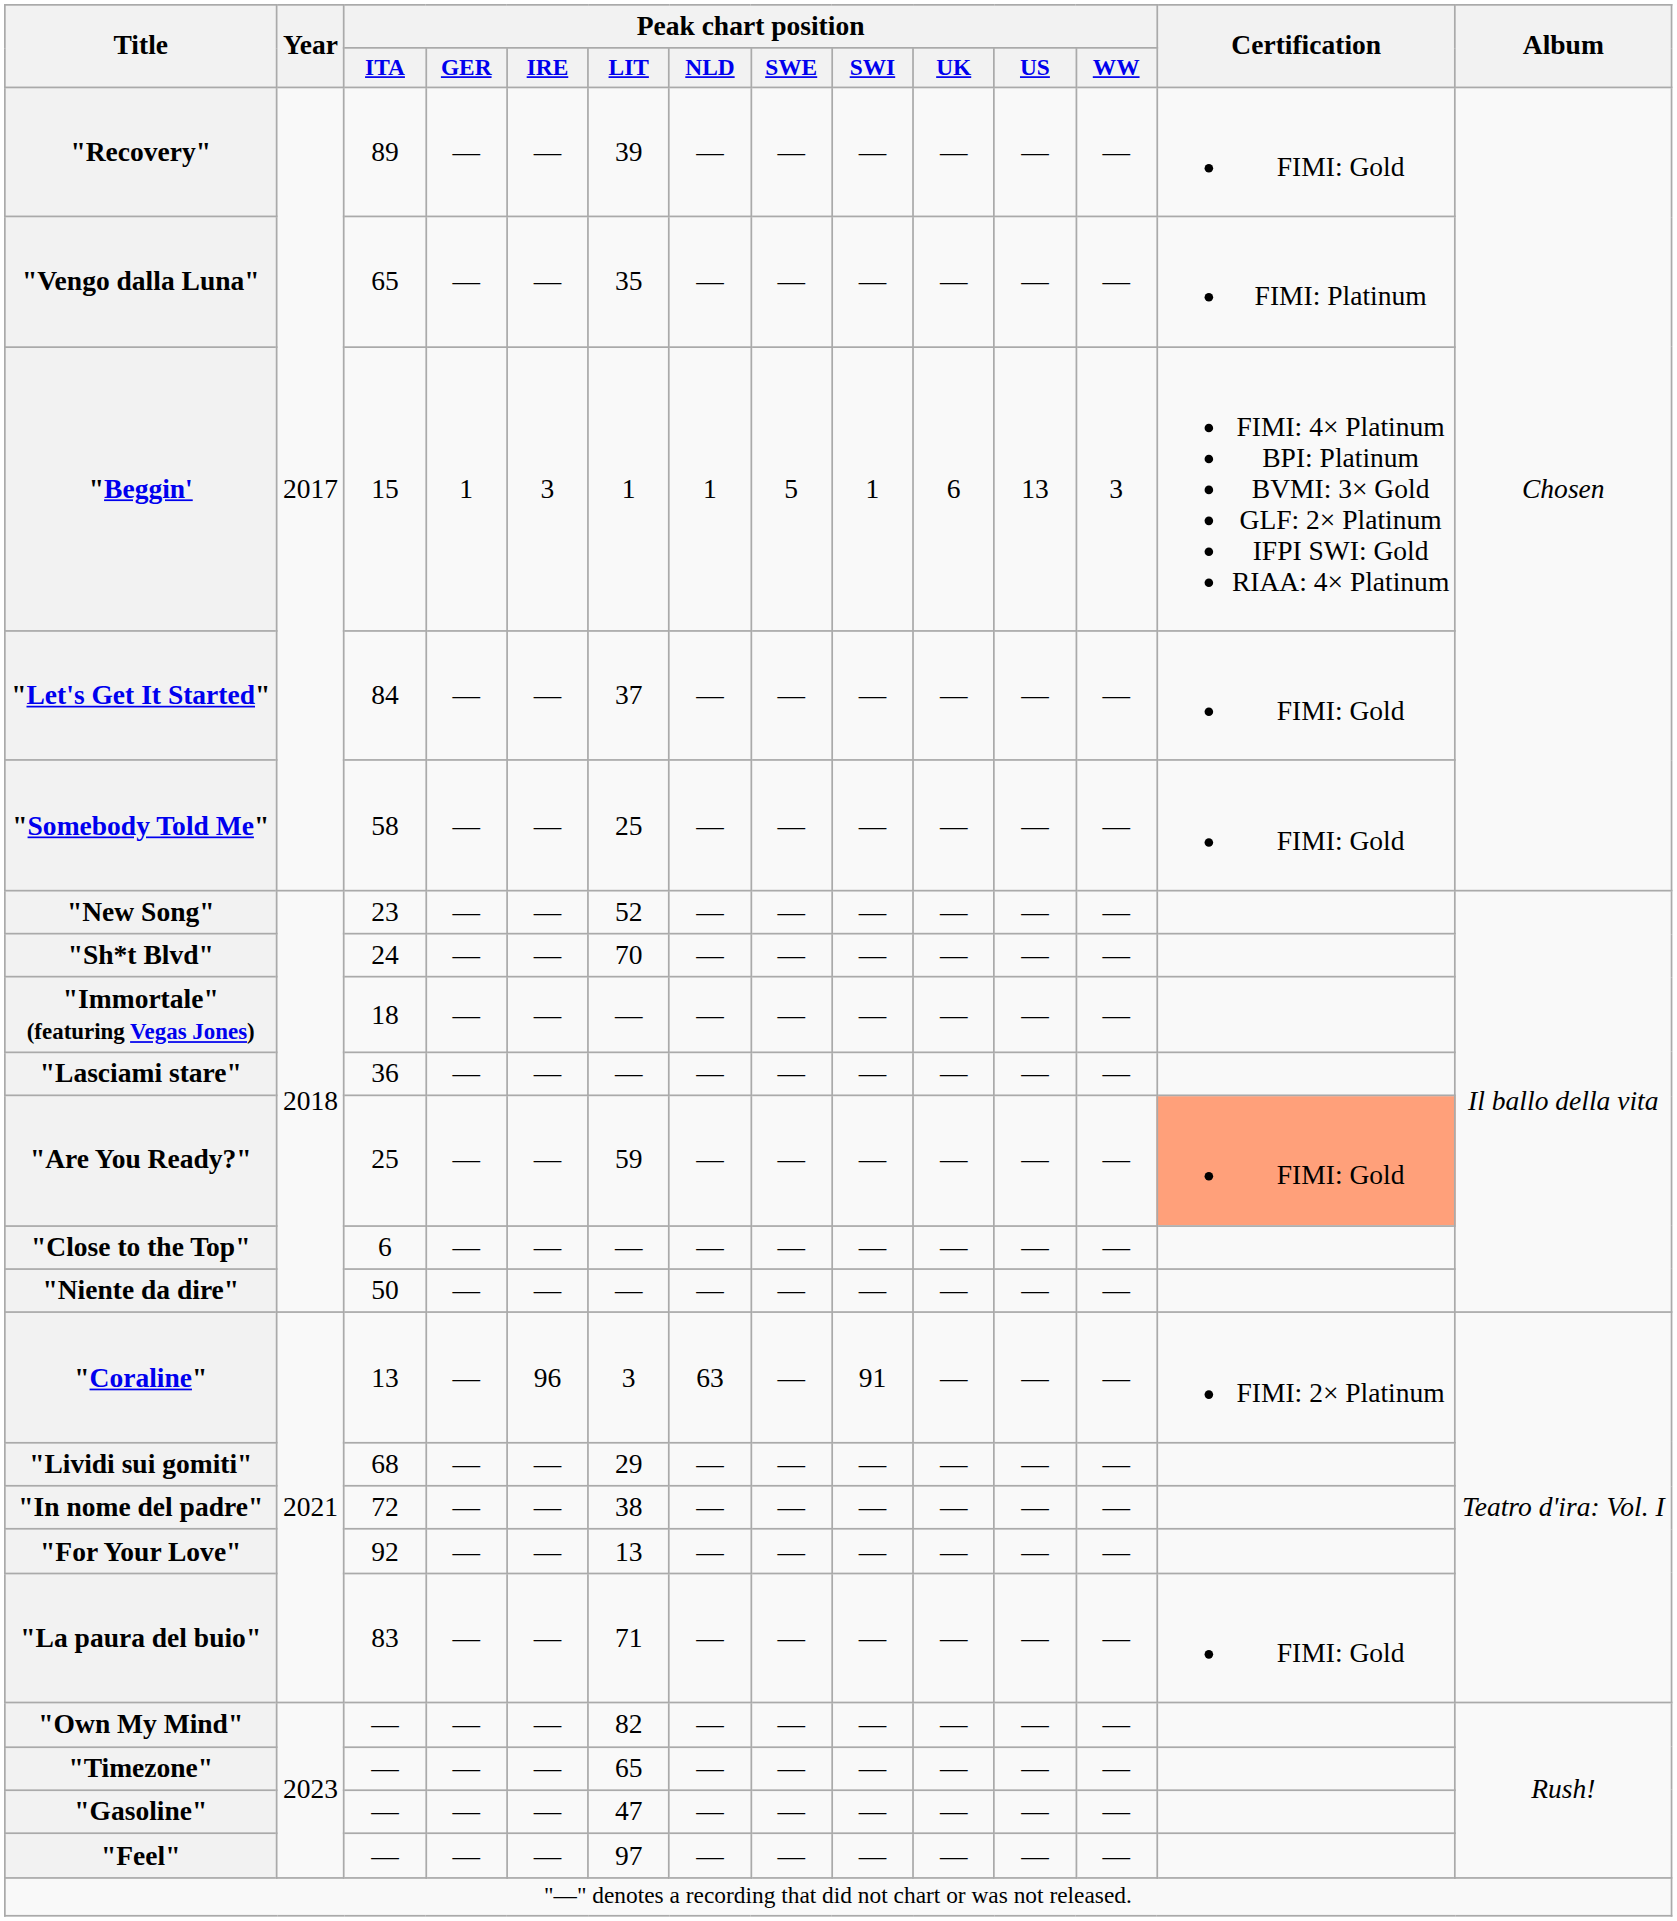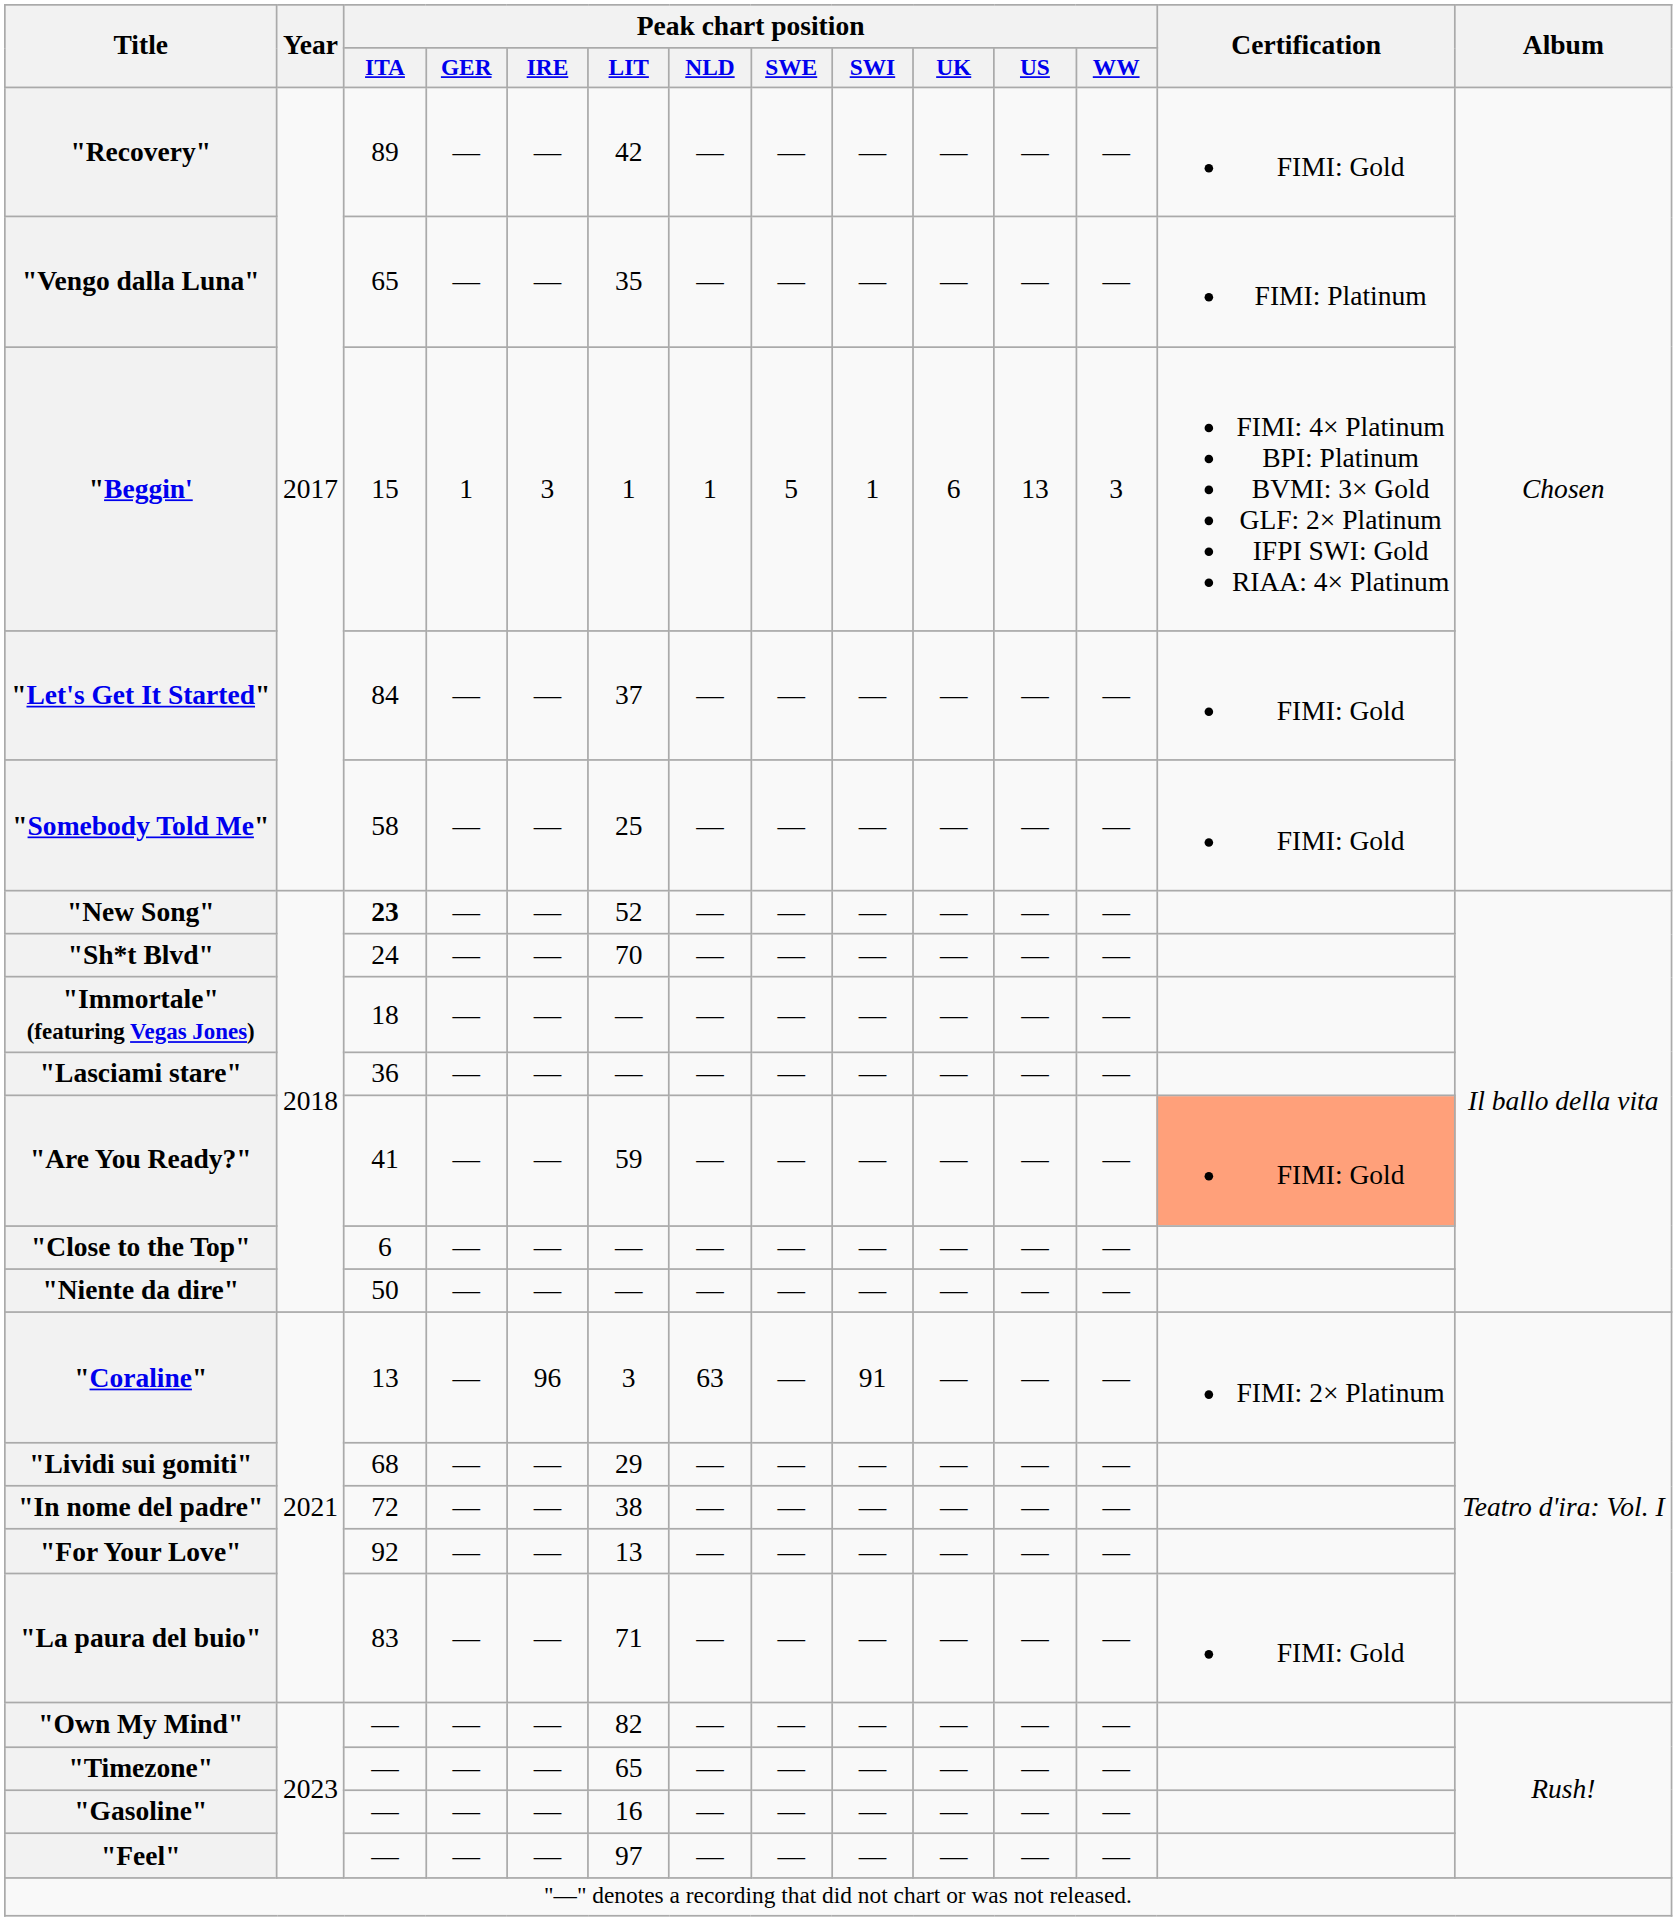(629, 151) 39 -> (629, 151) 42
(385, 911) normal -> (385, 911) bold
(385, 1160) 25 -> (385, 1160) 41
(629, 1811) 47 -> (629, 1811) 16
